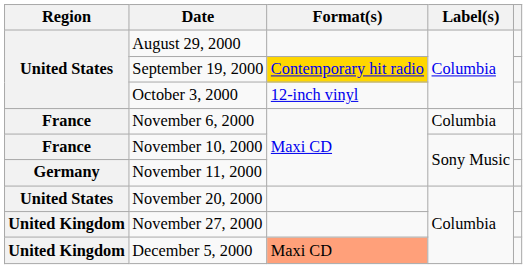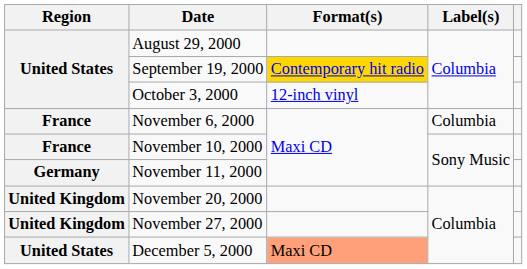(67, 198) United States -> (67, 198) United Kingdom
(67, 250) United Kingdom -> (67, 250) United States
